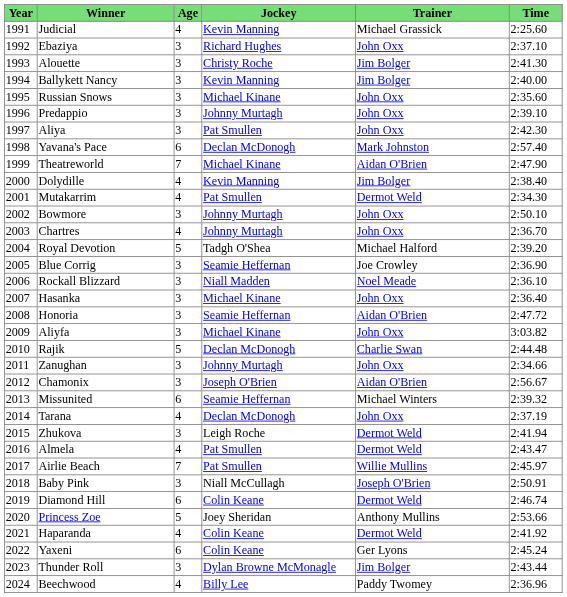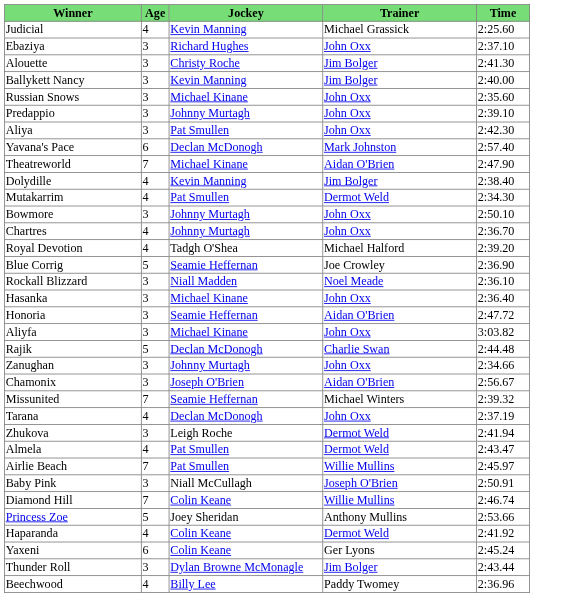- column: (21, 12)
(178, 248) 5 -> (146, 248) 4
(178, 264) 3 -> (146, 264) 5
(178, 399) 6 -> (146, 399) 7
(178, 500) 6 -> (146, 500) 7
(389, 500) Dermot Weld -> (359, 500) Willie Mullins
